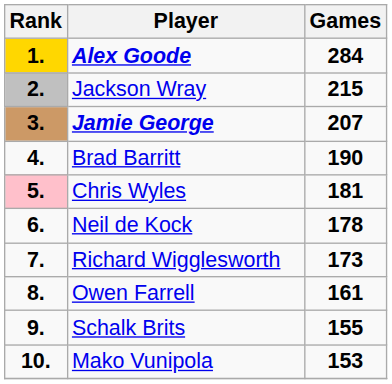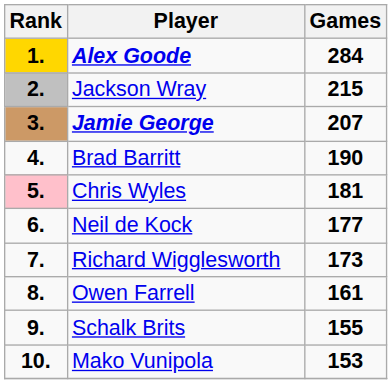(345, 225) 178 -> (345, 225) 177
